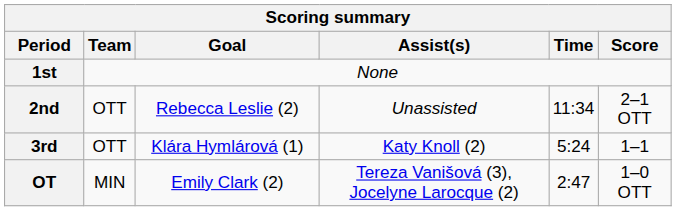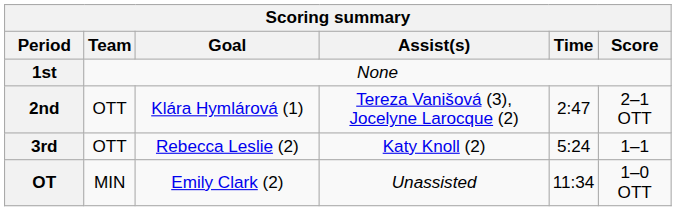(227, 109) Rebecca Leslie (2) -> (227, 109) Klára Hymlárová (1)
(434, 109) Unassisted -> (434, 109) Tereza Vanišová (3), Jocelyne Larocque (2)
(574, 109) 11:34 -> (574, 109) 2:47
(227, 145) Klára Hymlárová (1) -> (227, 145) Rebecca Leslie (2)
(434, 182) Tereza Vanišová (3), Jocelyne Larocque (2) -> (434, 182) Unassisted
(574, 182) 2:47 -> (574, 182) 11:34
